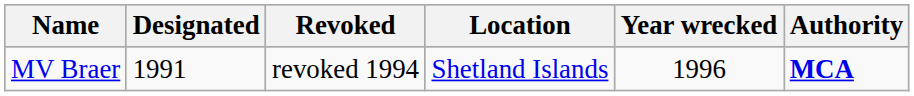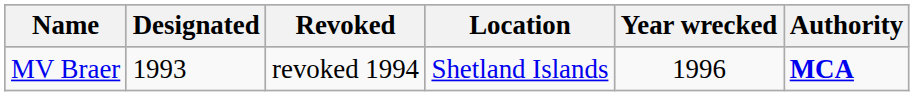(160, 68) 1991 -> (160, 68) 1993
